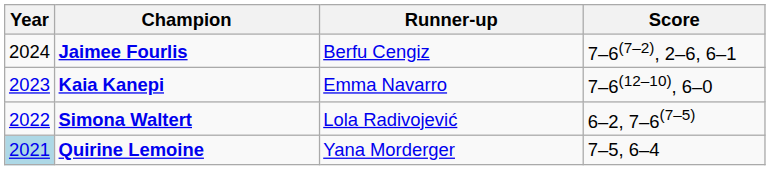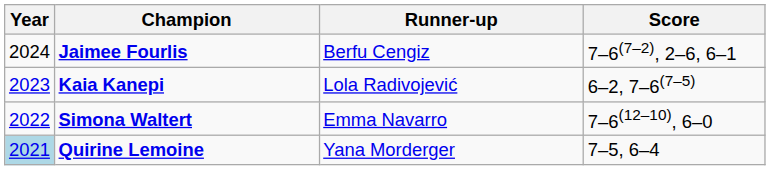(385, 85) Emma Navarro -> (390, 85) Lola Radivojević
(650, 85) 7–6(12–10), 6–0 -> (642, 85) 6–2, 7–6(7–5)
(390, 119) Lola Radivojević -> (385, 119) Emma Navarro
(642, 119) 6–2, 7–6(7–5) -> (650, 119) 7–6(12–10), 6–0
